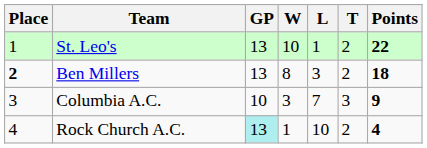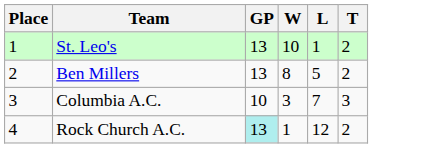- column: (395, 18)
(13, 73) bold -> (13, 73) normal
(316, 73) 3 -> (316, 73) 5
(320, 128) 10 -> (320, 128) 12
